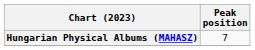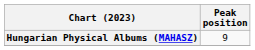(225, 38) 7 -> (225, 38) 9
